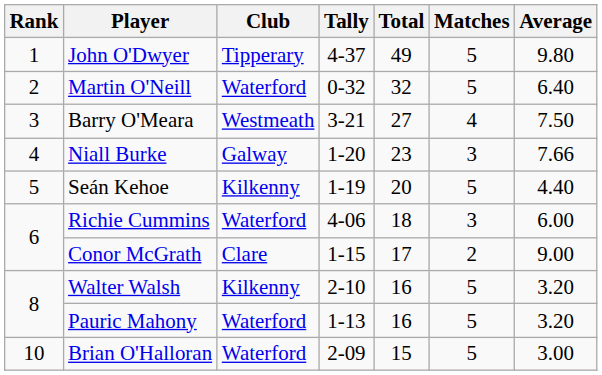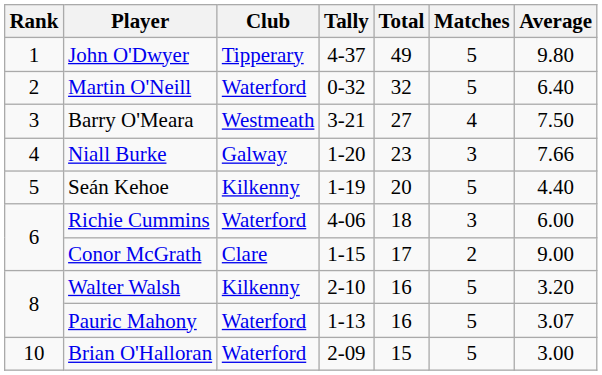(556, 320) 3.20 -> (556, 320) 3.07
